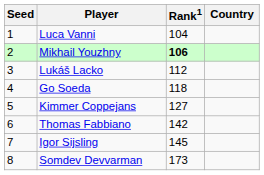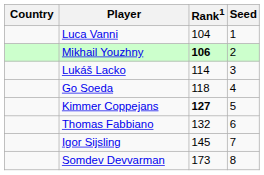columns swapped: (232, 15) <-> (21, 15)
(178, 70) 112 -> (200, 70) 114
(178, 106) normal -> (201, 106) bold
(178, 124) 142 -> (201, 124) 132
